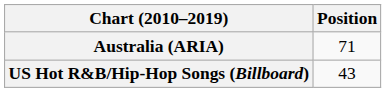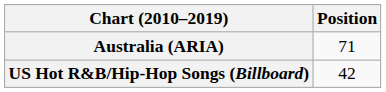(347, 73) 43 -> (347, 73) 42
